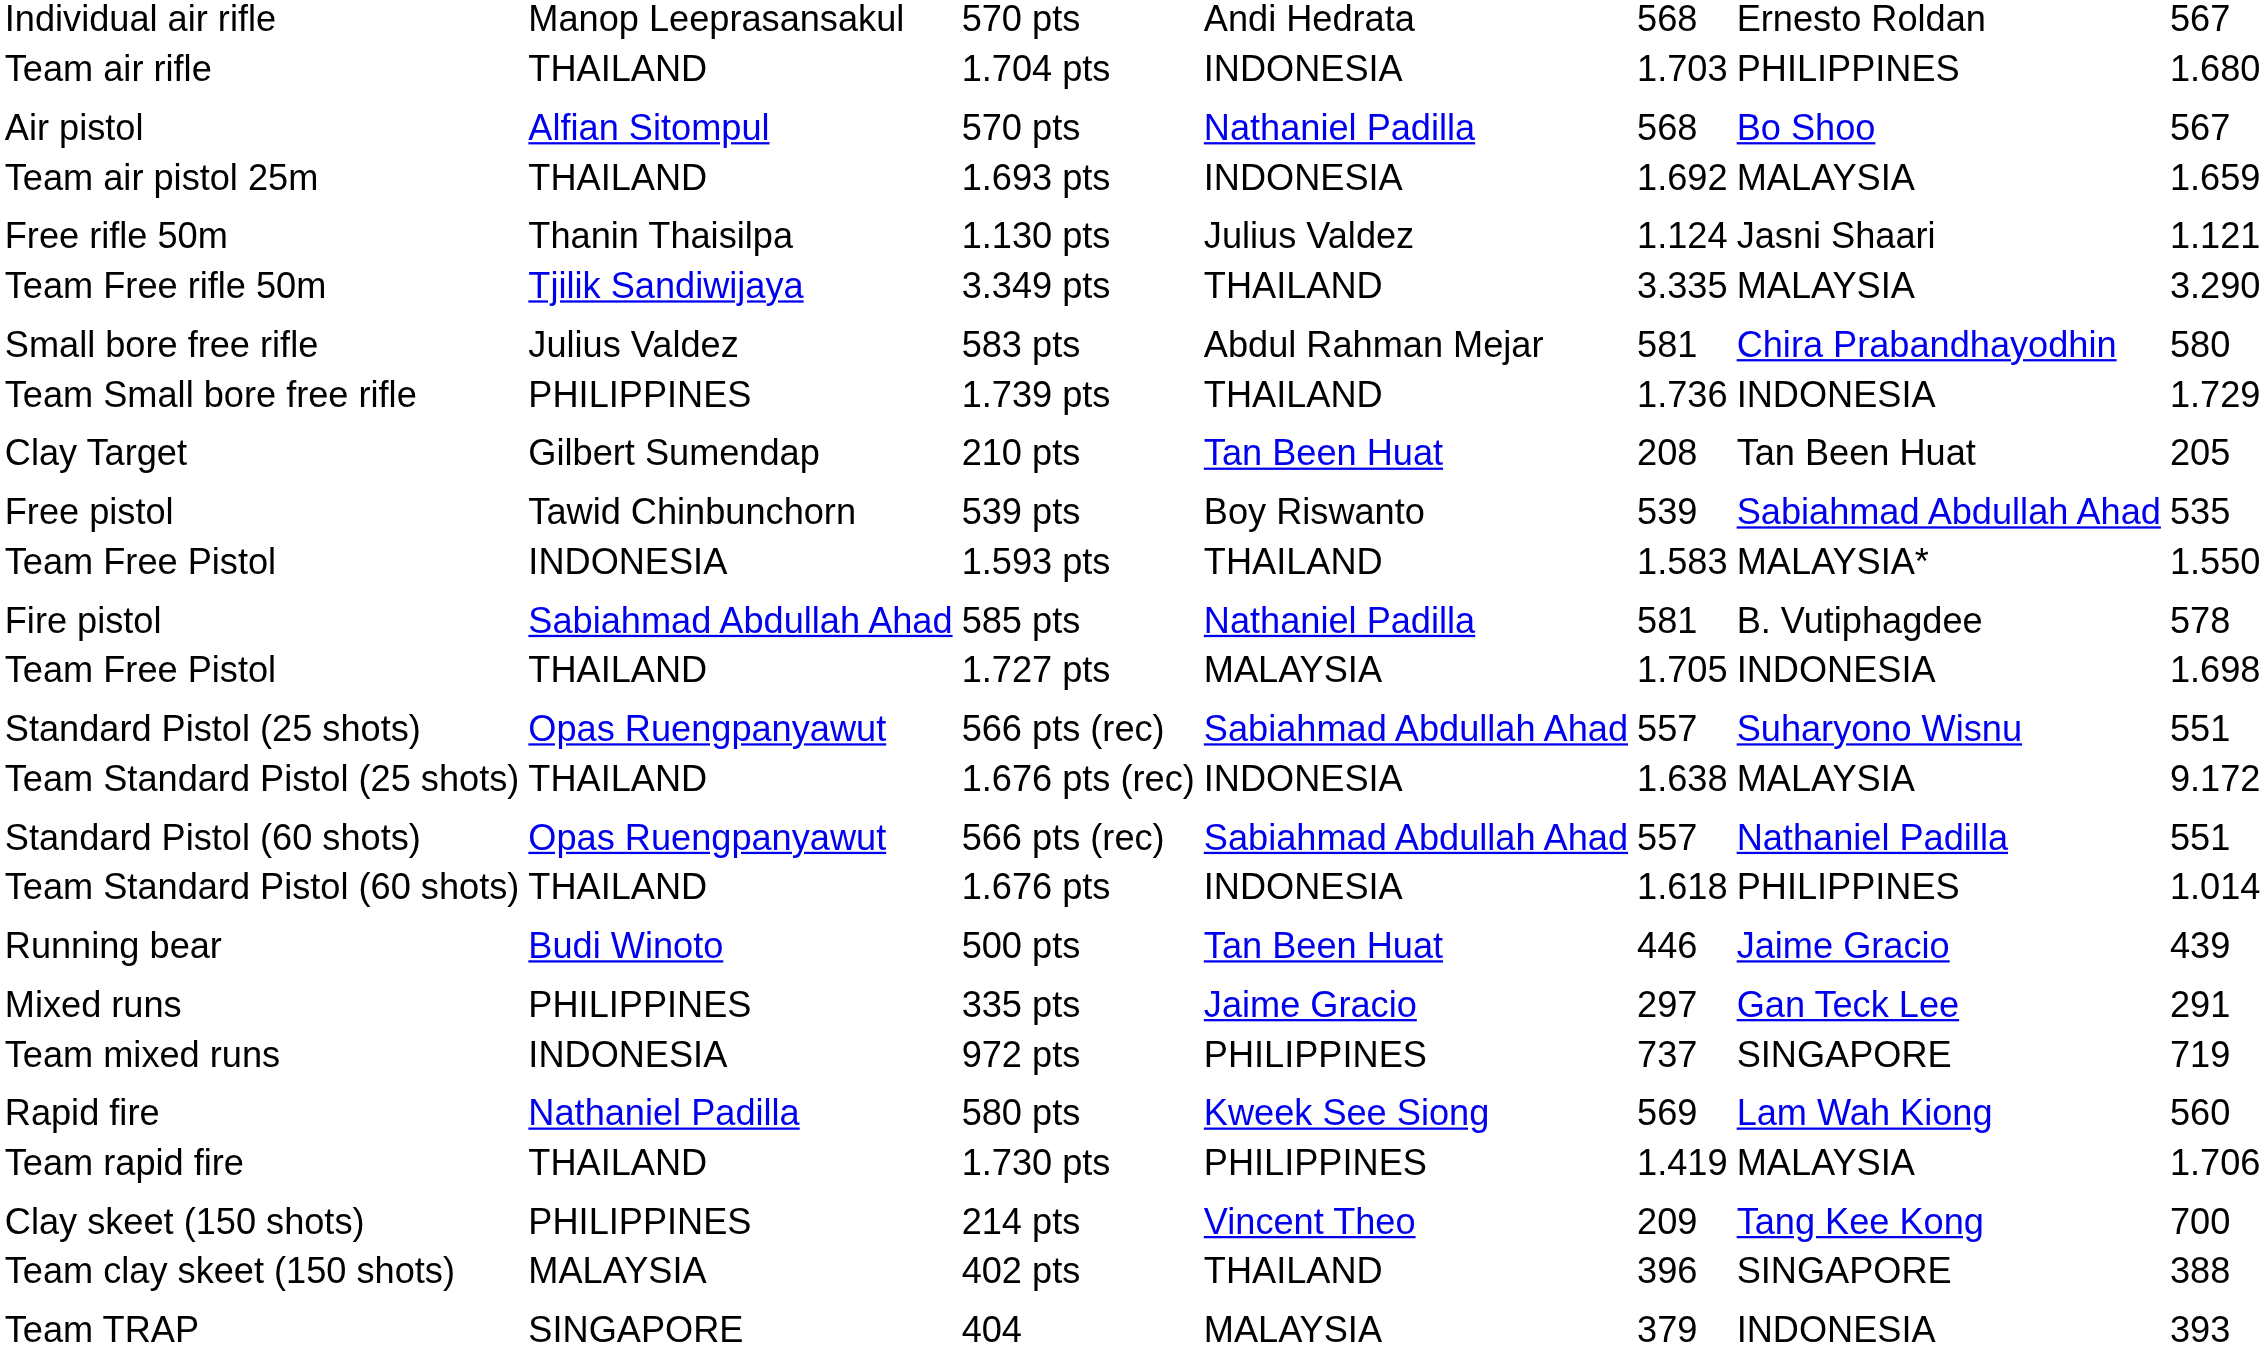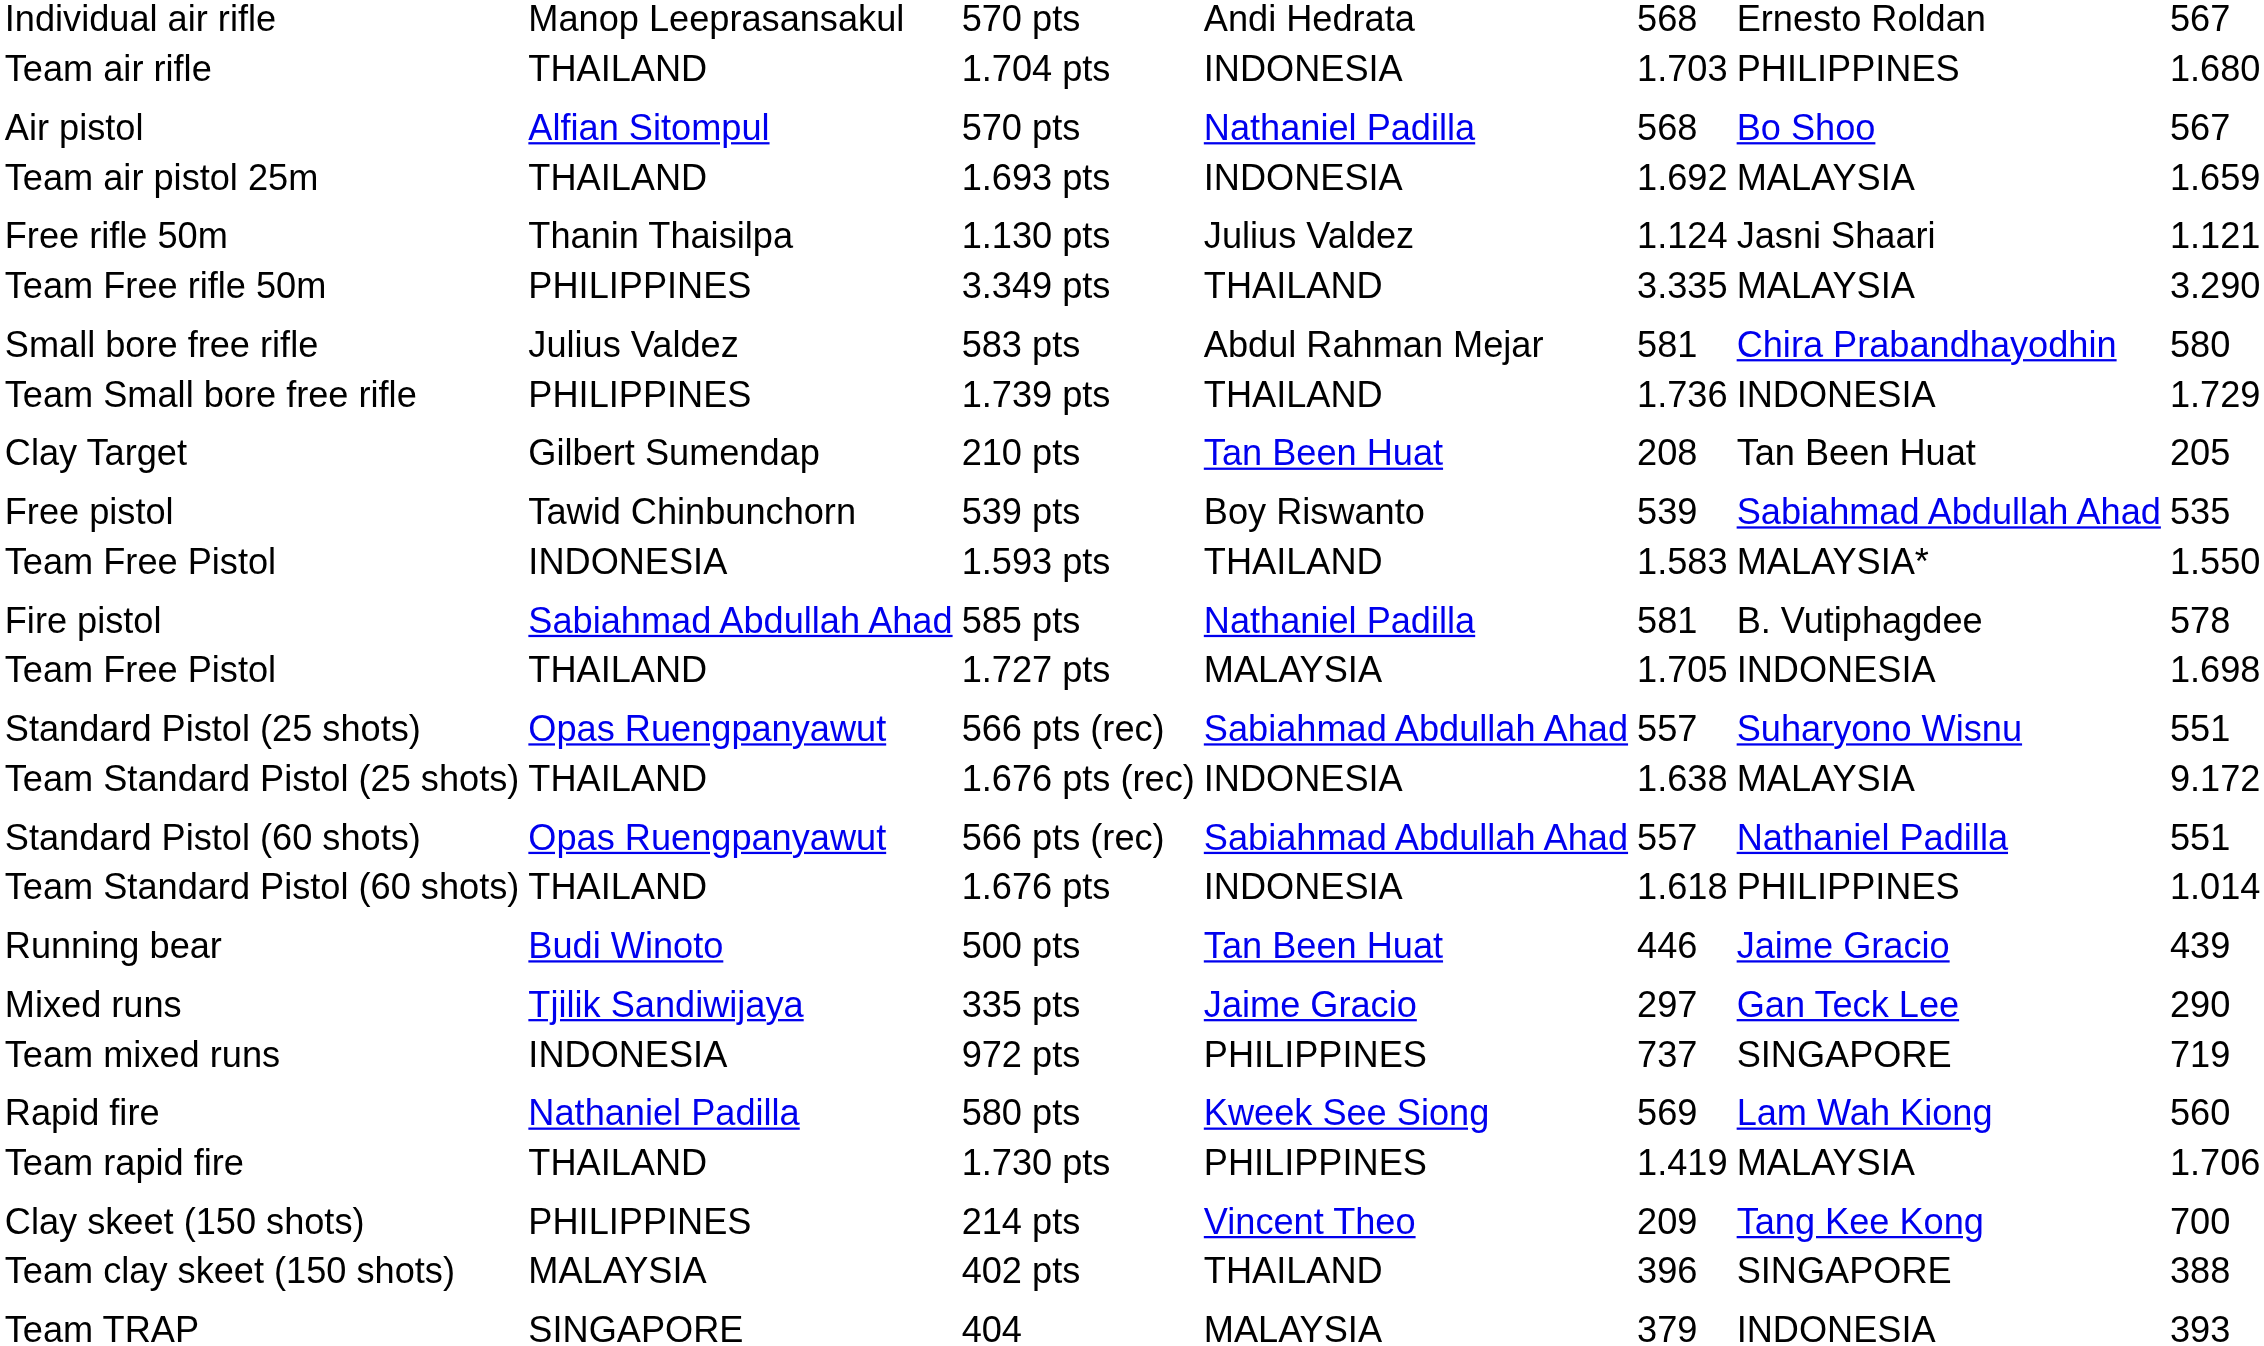(666, 286) Tjilik Sandiwijaya -> (640, 286) PHILIPPINES
(640, 1004) PHILIPPINES -> (666, 1004) Tjilik Sandiwijaya
(2200, 1004) 291 -> (2200, 1004) 290
